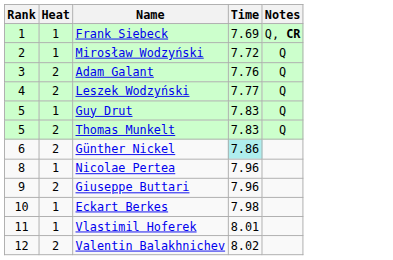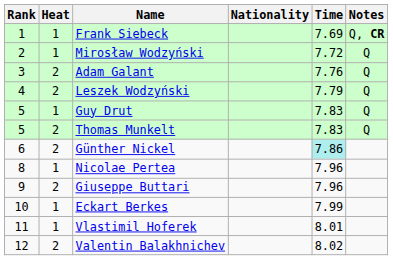+ column: (270, 14)
(245, 91) 7.77 -> (329, 91) 7.79
(245, 207) 7.98 -> (329, 207) 7.99
